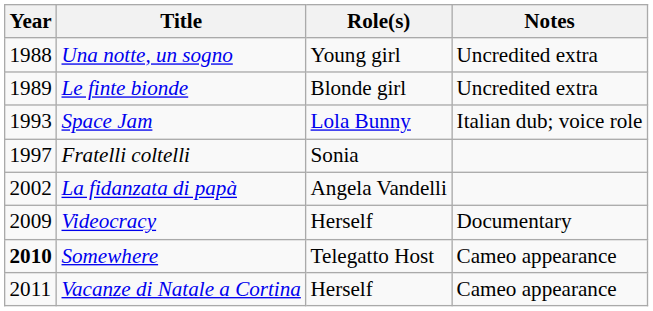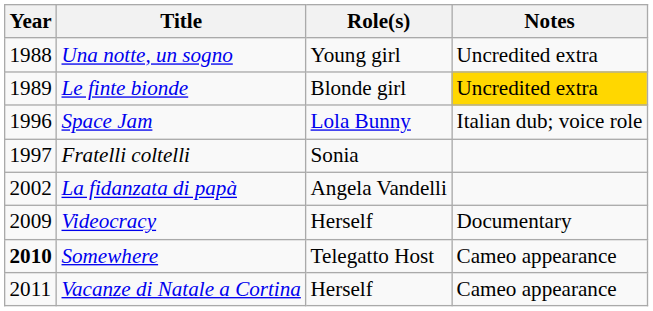(527, 88) no background -> (527, 88) gold background
(31, 121) 1993 -> (31, 121) 1996
